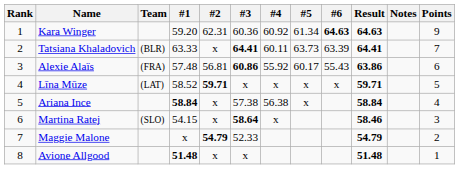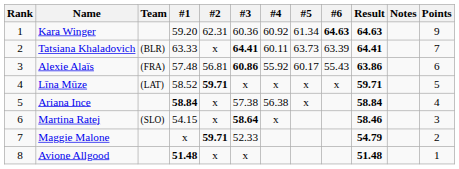(215, 137) 54.79 -> (215, 137) 59.71
